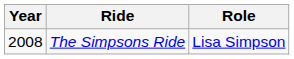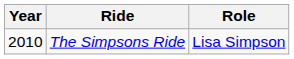(25, 41) 2008 -> (25, 41) 2010
